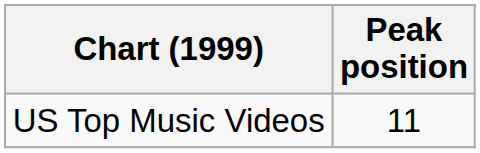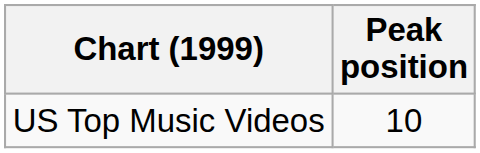(404, 119) 11 -> (404, 119) 10
